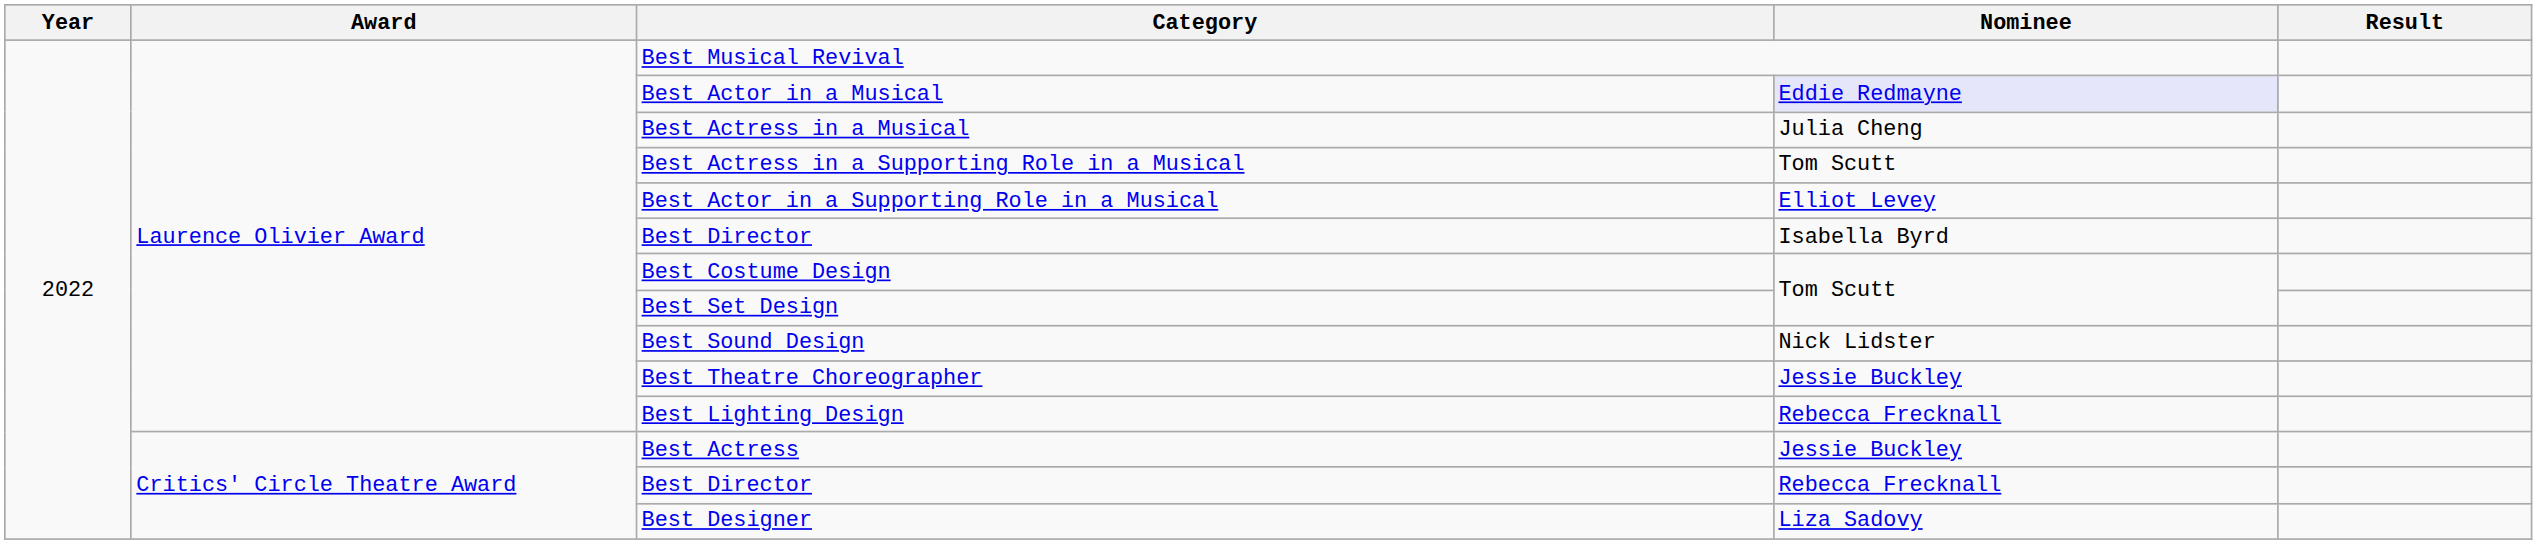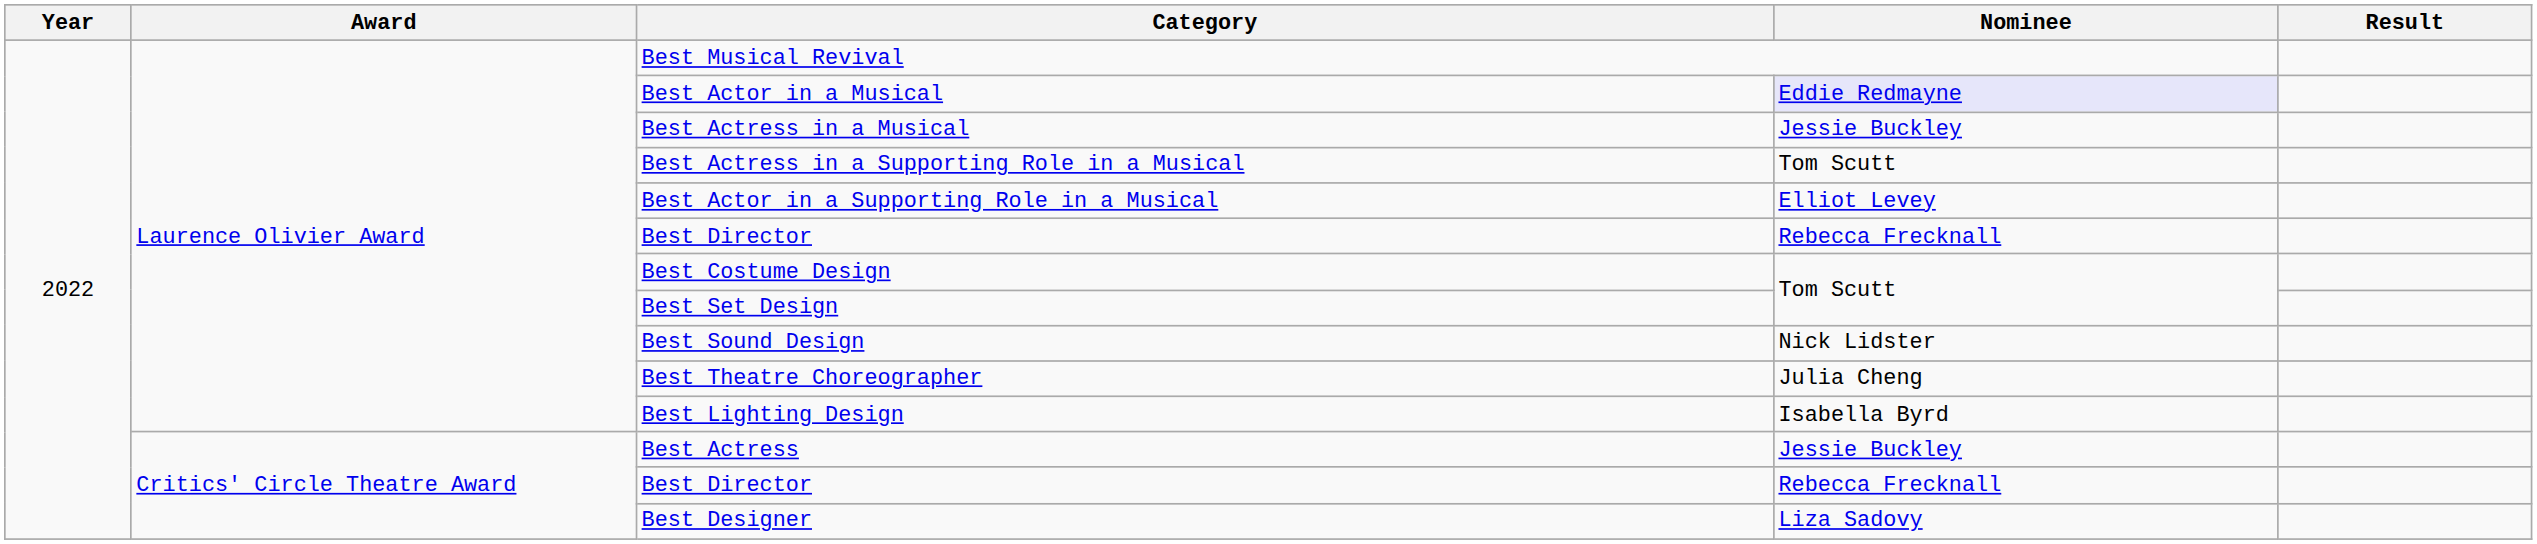(1851, 129) Julia Cheng -> (1870, 129) Jessie Buckley
(1864, 236) Isabella Byrd -> (1890, 236) Rebecca Frecknall
(1870, 379) Jessie Buckley -> (1851, 379) Julia Cheng
(1890, 414) Rebecca Frecknall -> (1864, 414) Isabella Byrd
